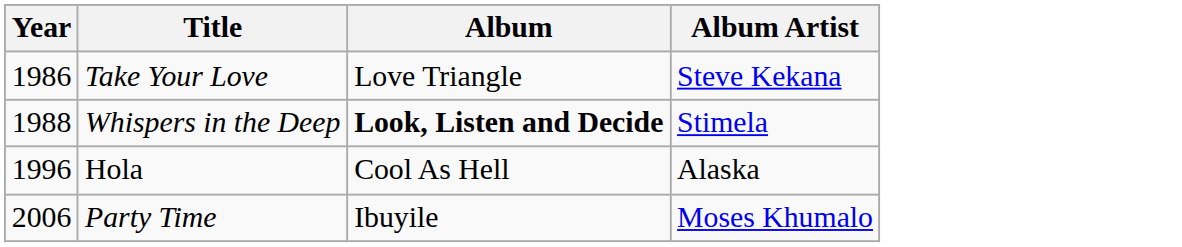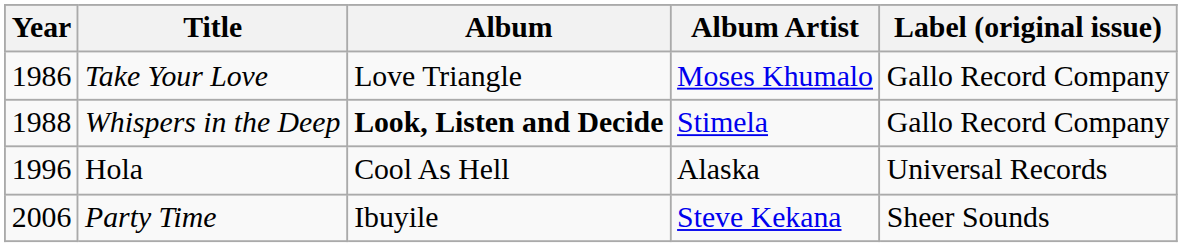+ column: (1028, 28)
(759, 75) Steve Kekana -> (775, 75) Moses Khumalo
(775, 216) Moses Khumalo -> (759, 216) Steve Kekana
